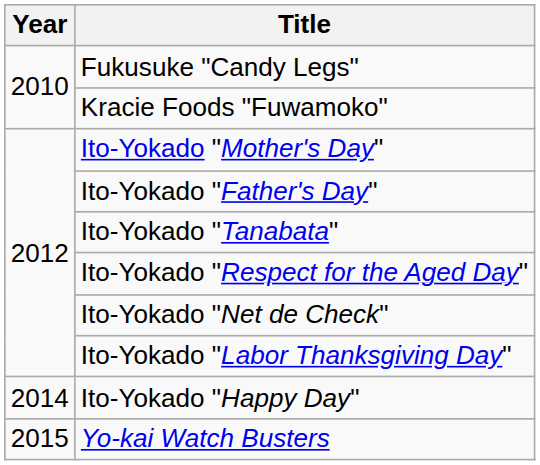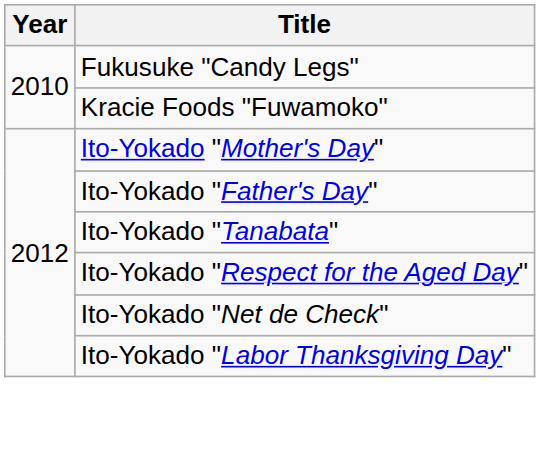- row: (220, 397)
- row: (205, 438)
